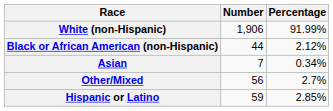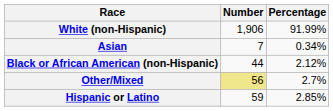rows swapped: (112, 47) <-> (112, 64)
(258, 81) no background -> (258, 81) khaki background
